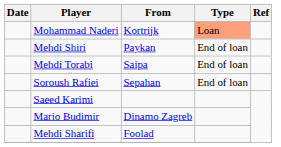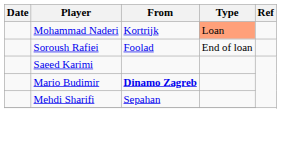- row: (60, 47)
- row: (63, 64)
(142, 82) Sepahan -> (139, 47) Foolad
(158, 116) normal -> (160, 82) bold
(139, 133) Foolad -> (142, 99) Sepahan
